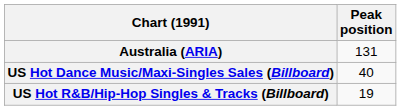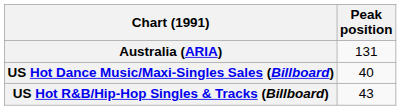(366, 94) 19 -> (366, 94) 43
